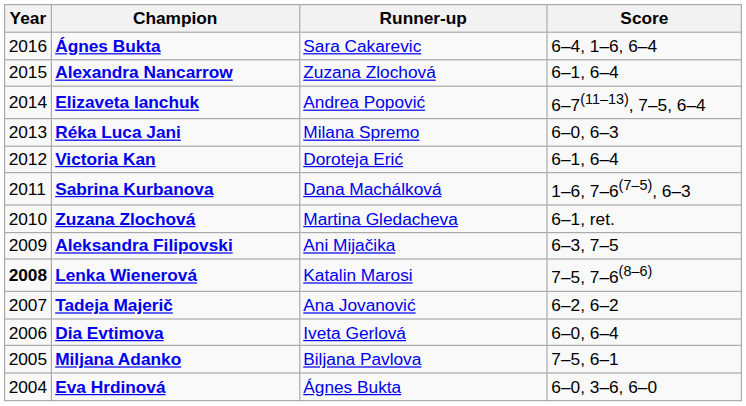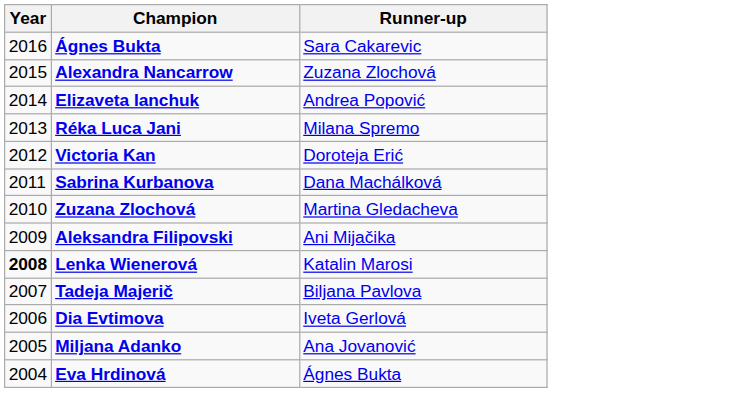- column: (644, 19)
(359, 305) Ana Jovanović -> (362, 292) Biljana Pavlova
(362, 360) Biljana Pavlova -> (359, 346) Ana Jovanović
